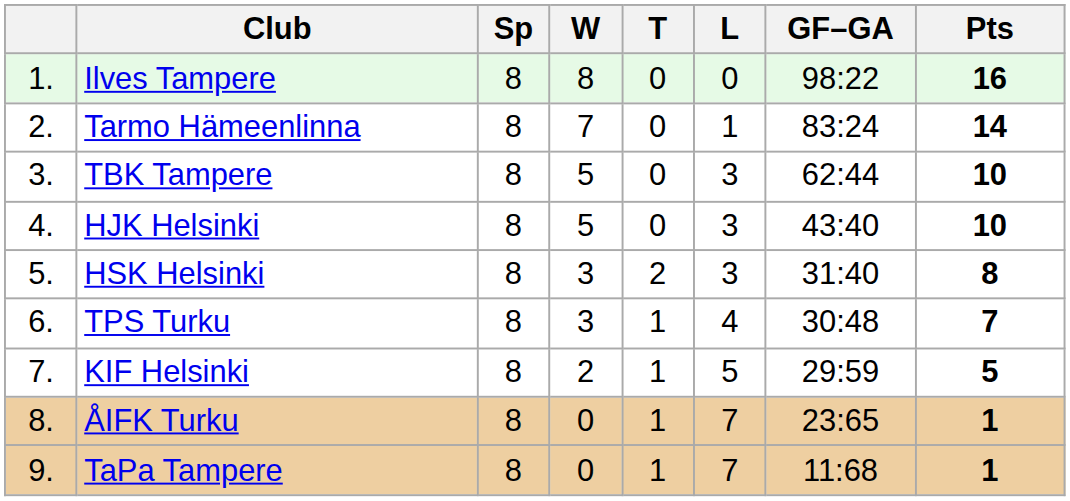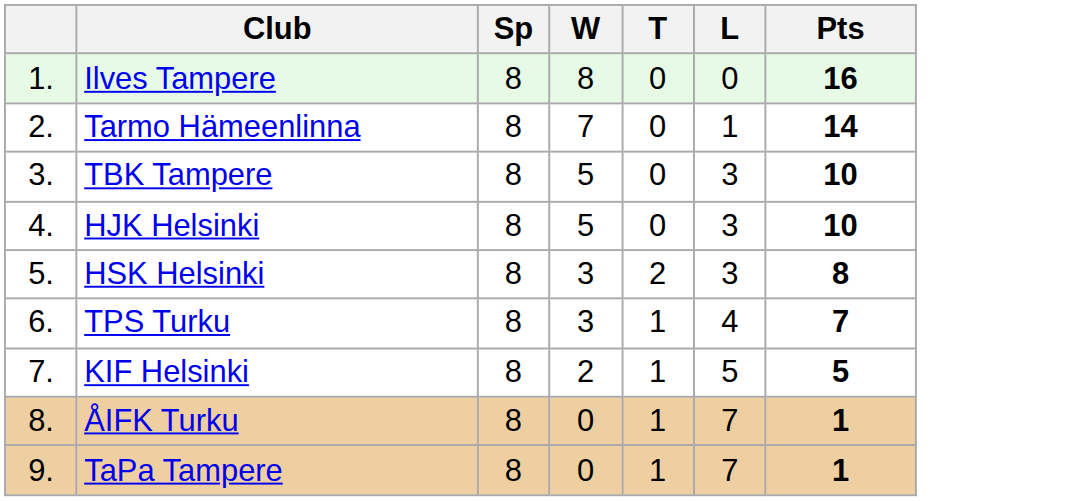- column: (841, 28)
